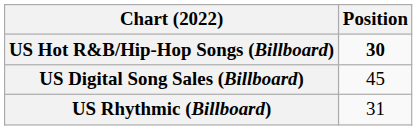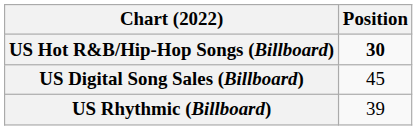(375, 109) 31 -> (375, 109) 39
